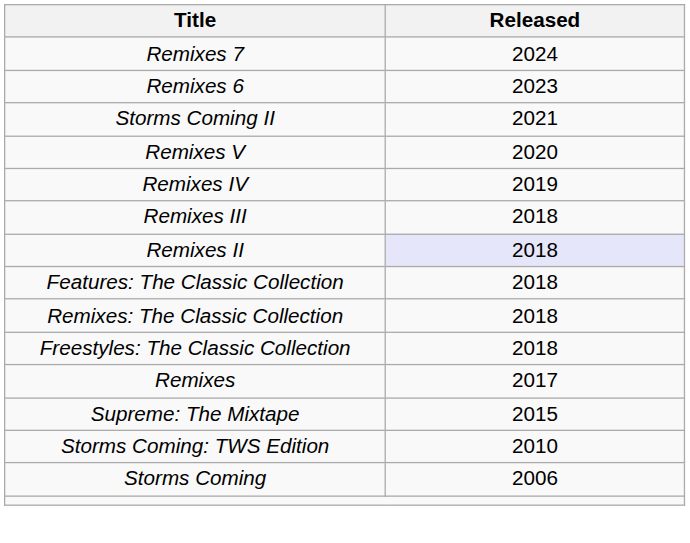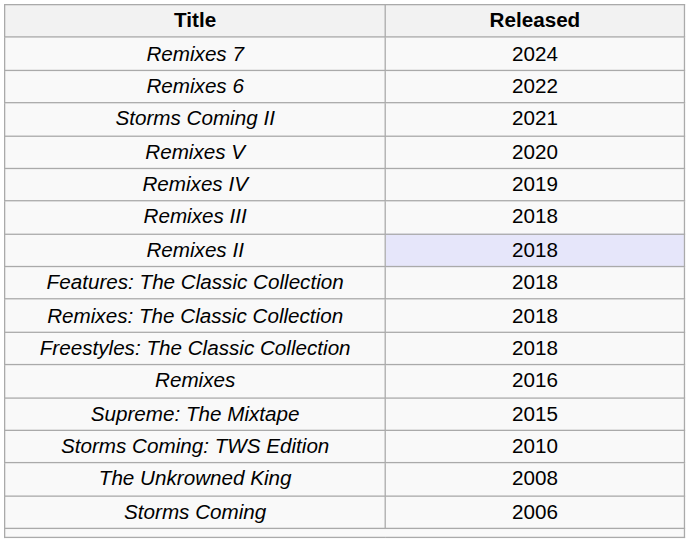(535, 86) 2023 -> (535, 86) 2022
(535, 380) 2017 -> (535, 380) 2016
+ row: (195, 479)
